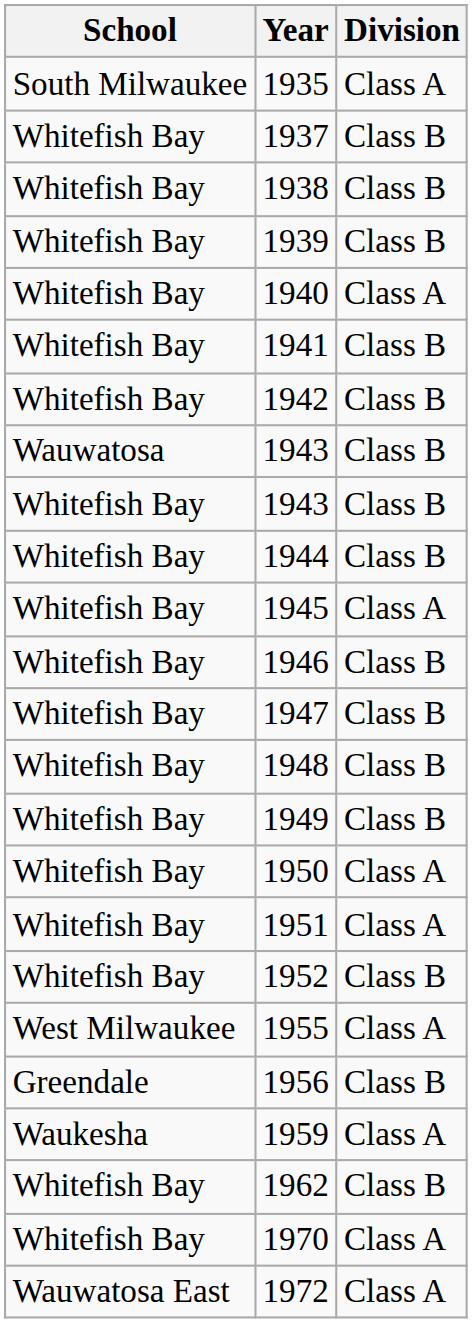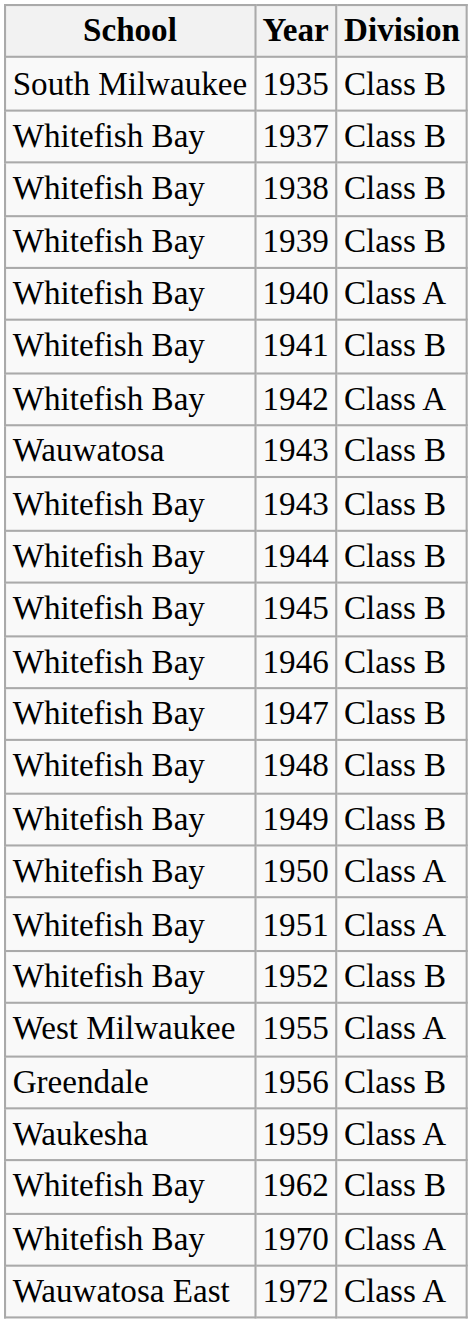(395, 83) Class A -> (395, 83) Class B
(395, 398) Class B -> (395, 398) Class A
(395, 608) Class A -> (395, 608) Class B
